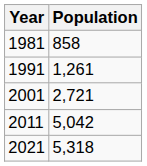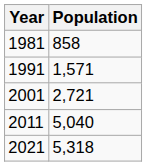(73, 69) 1,261 -> (73, 69) 1,571
(73, 122) 5,042 -> (73, 122) 5,040
